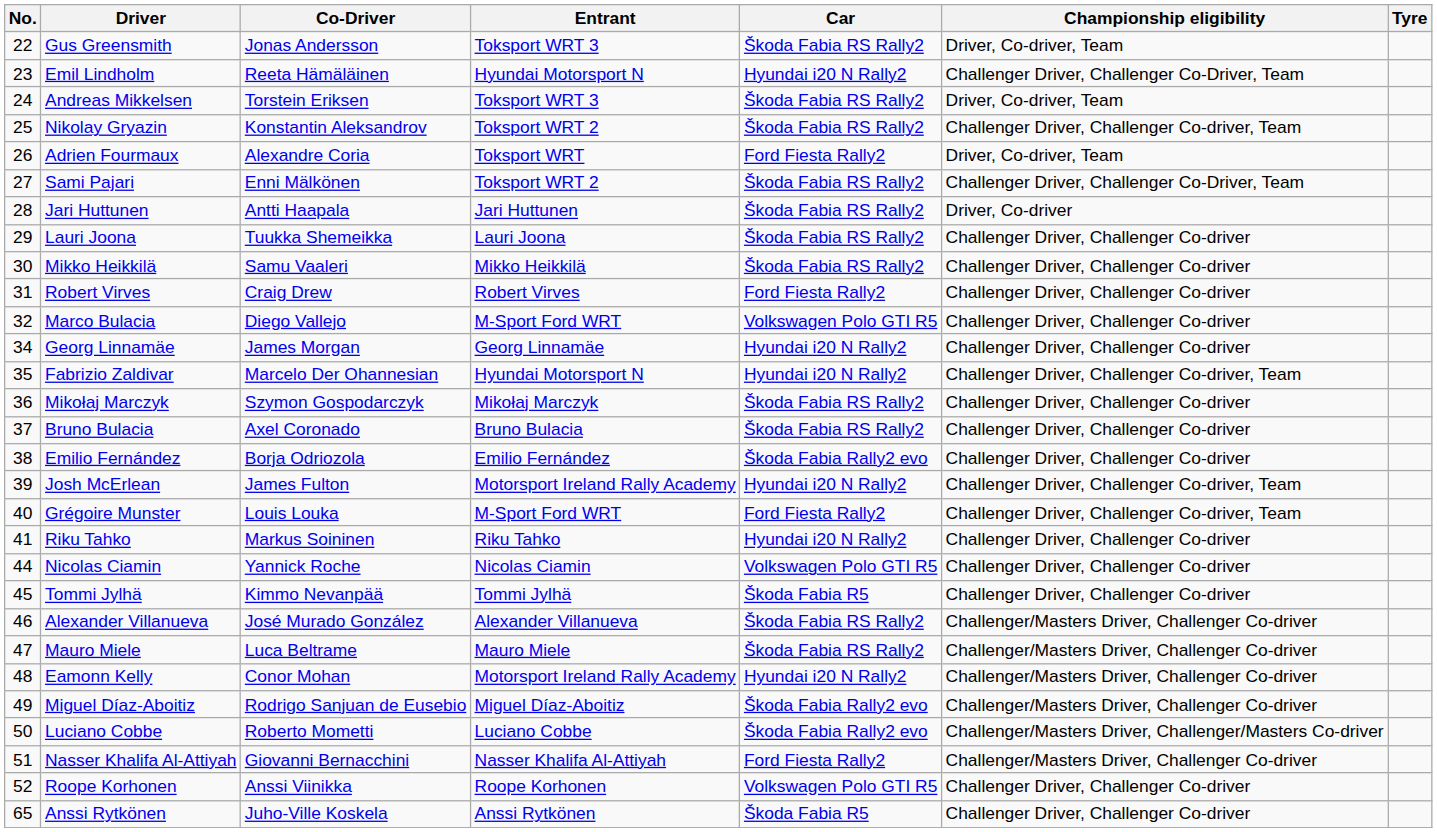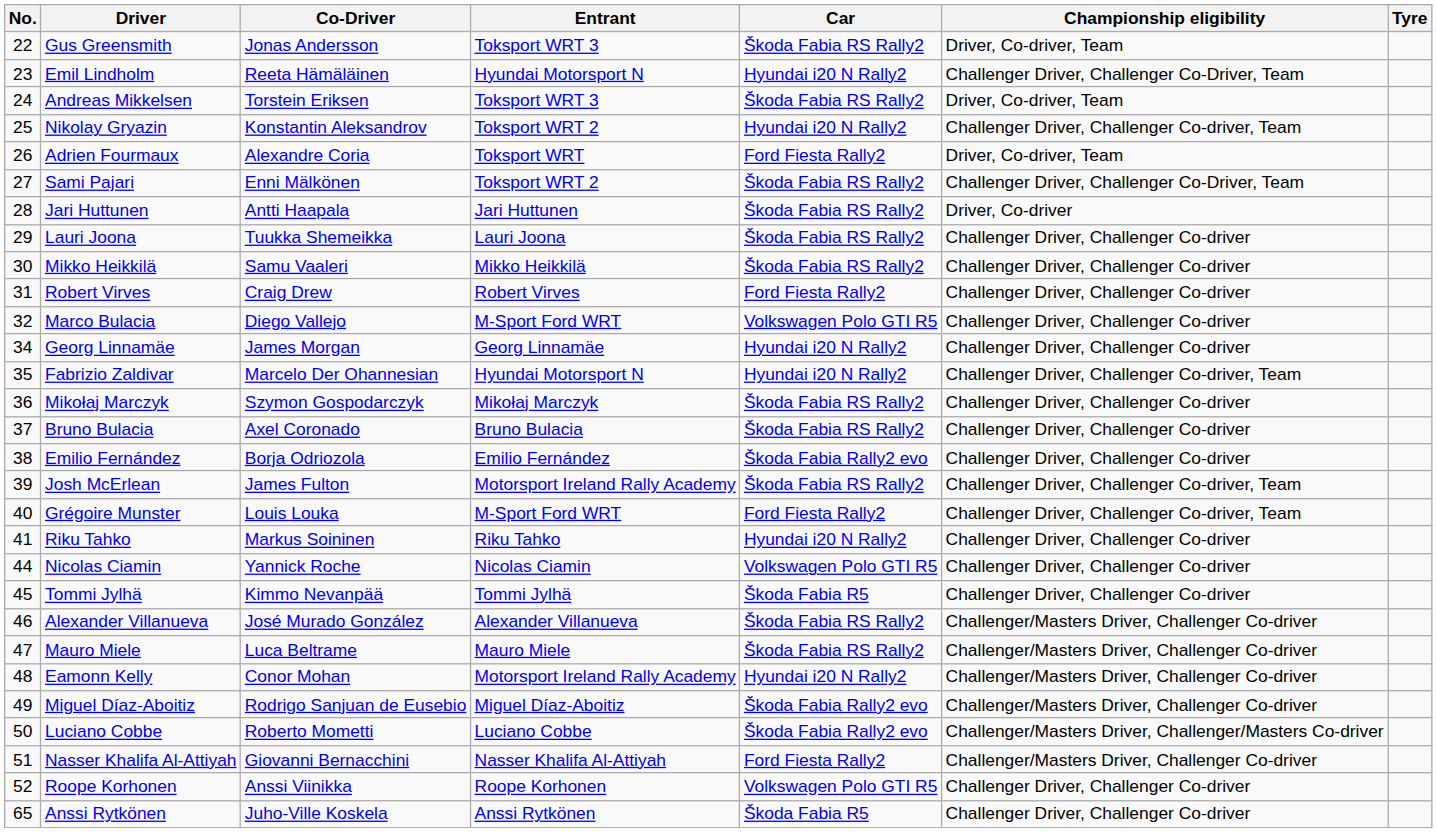(834, 128) Škoda Fabia RS Rally2 -> (825, 128) Hyundai i20 N Rally2
(825, 484) Hyundai i20 N Rally2 -> (834, 484) Škoda Fabia RS Rally2
